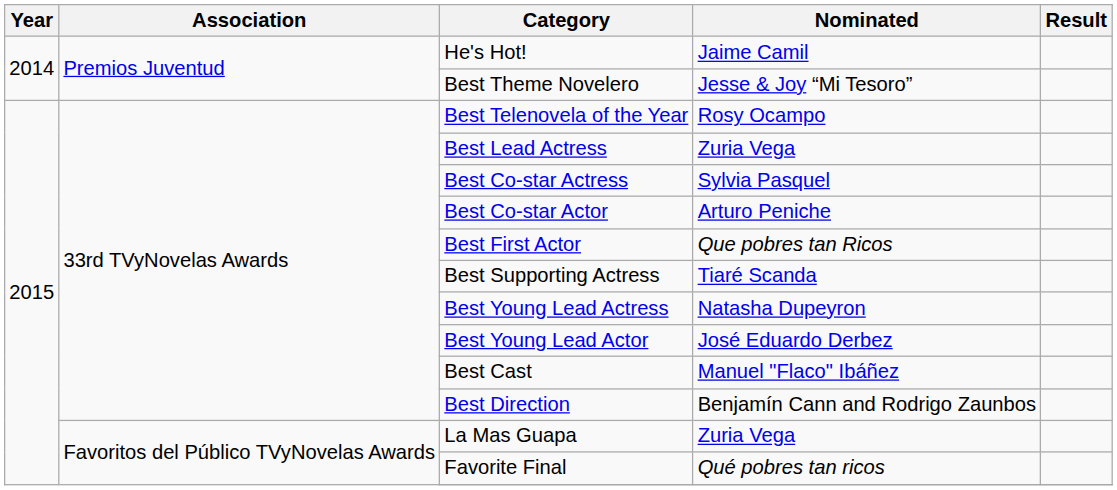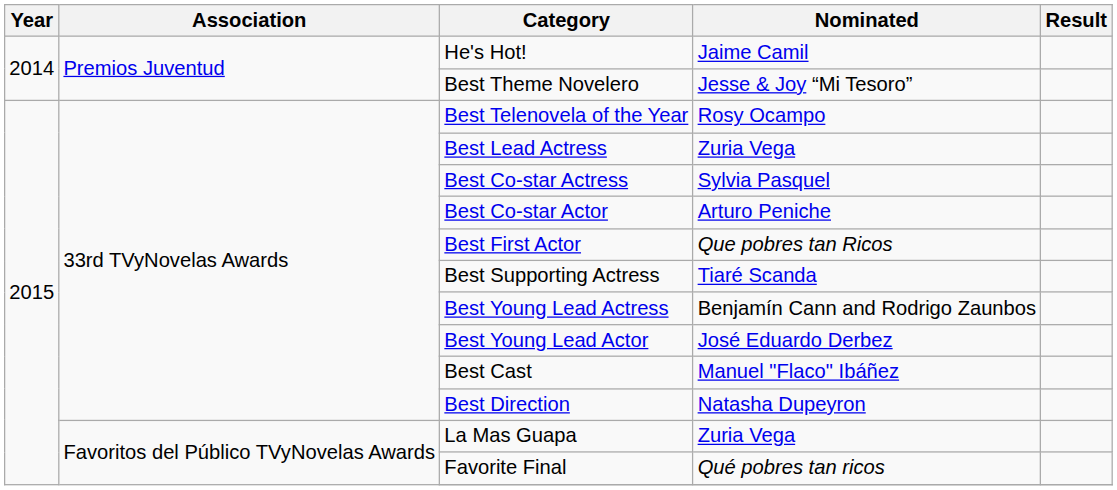(782, 308) Natasha Dupeyron -> (867, 308) Benjamín Cann and Rodrigo Zaunbos
(867, 404) Benjamín Cann and Rodrigo Zaunbos -> (782, 404) Natasha Dupeyron
